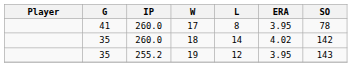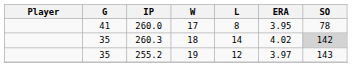(149, 40) 260.0 -> (149, 40) 260.3
(325, 40) no background -> (325, 40) lightgrey background
(281, 55) 3.95 -> (281, 55) 3.97
